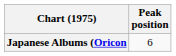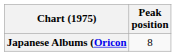(150, 42) 6 -> (150, 42) 8
